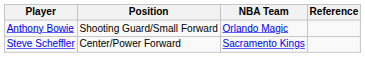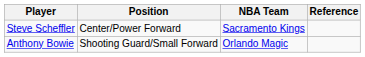rows swapped: (41, 44) <-> (40, 28)
